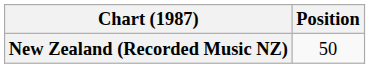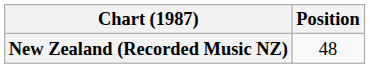(328, 48) 50 -> (328, 48) 48
